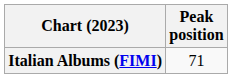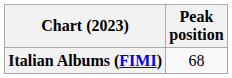(196, 60) 71 -> (196, 60) 68
